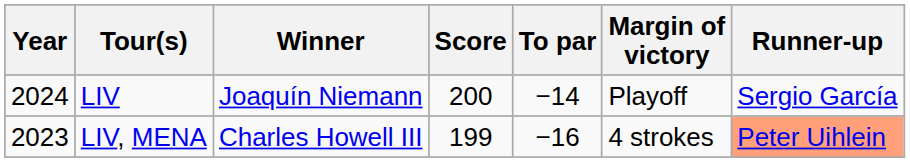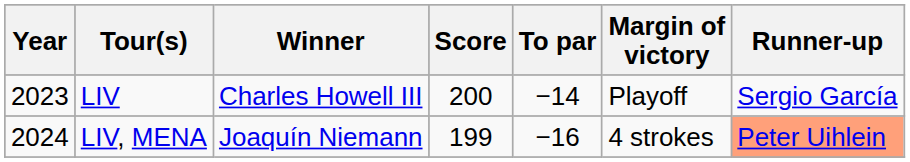(40, 96) 2024 -> (40, 96) 2023
(321, 96) Joaquín Niemann -> (321, 96) Charles Howell III
(40, 137) 2023 -> (40, 137) 2024
(321, 137) Charles Howell III -> (321, 137) Joaquín Niemann
